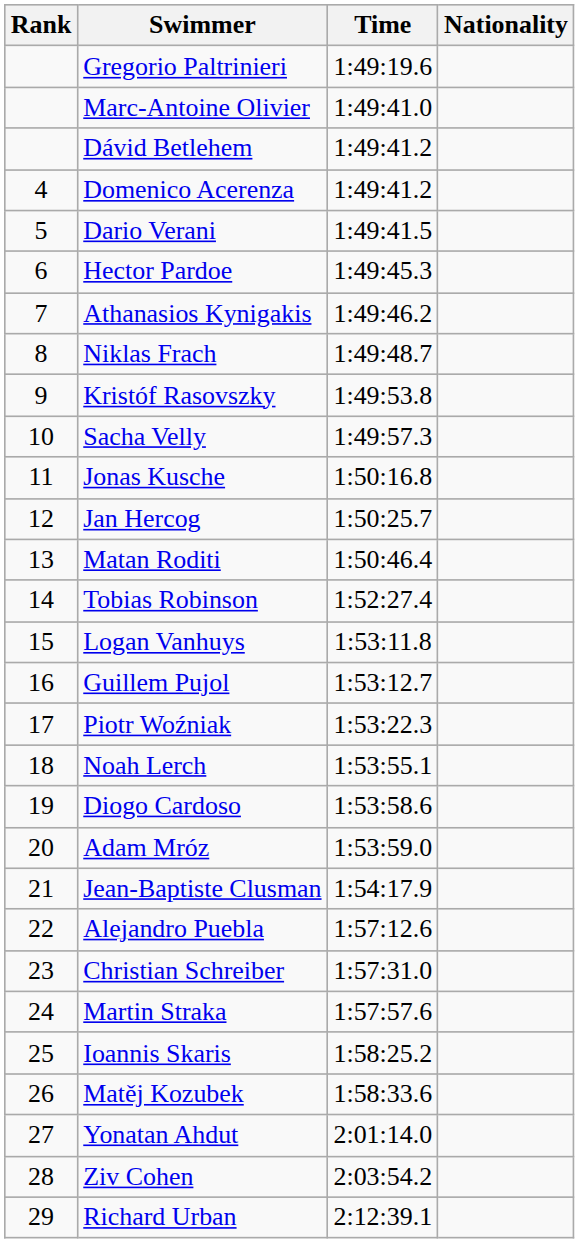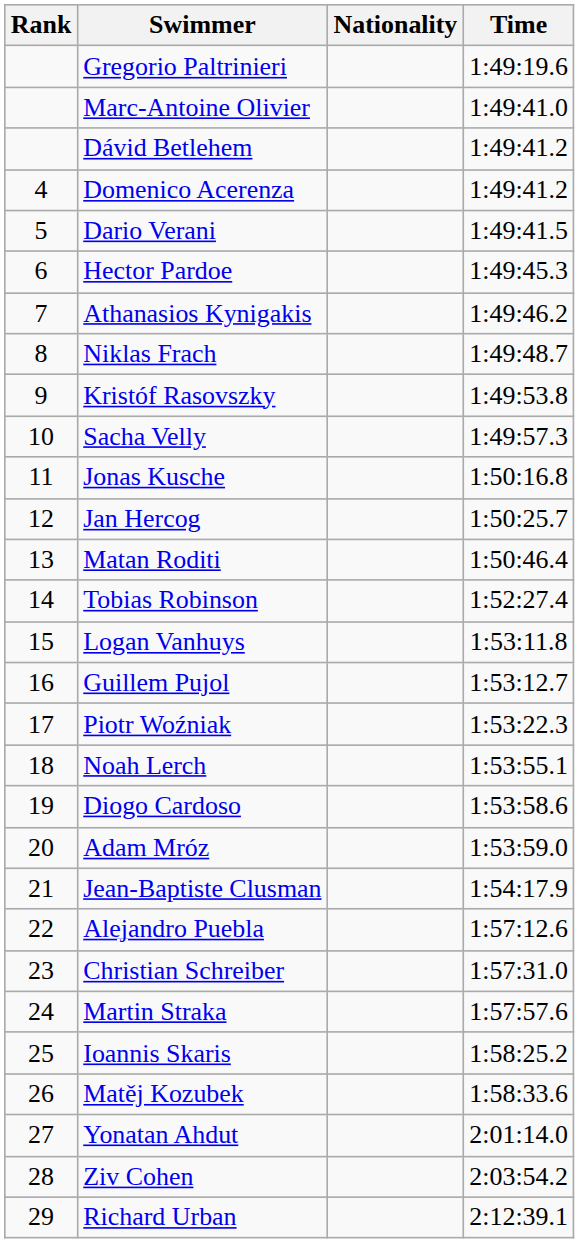columns swapped: (506, 25) <-> (383, 25)
